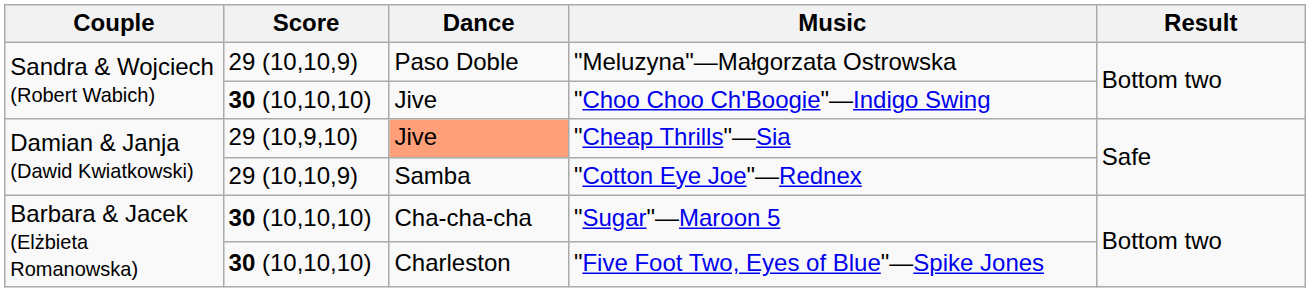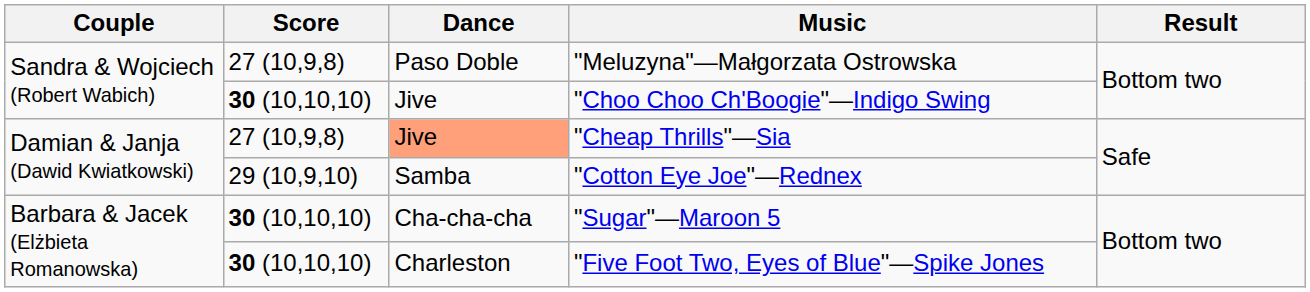(293, 61) 29 (10,10,9) -> (287, 61) 27 (10,9,8)
(293, 137) 29 (10,9,10) -> (287, 137) 27 (10,9,8)
(293, 175) 29 (10,10,9) -> (293, 175) 29 (10,9,10)
